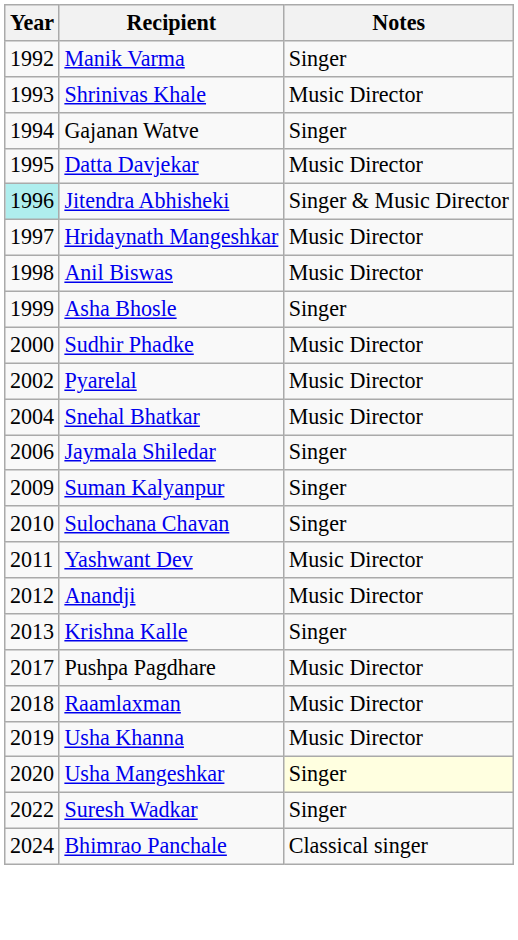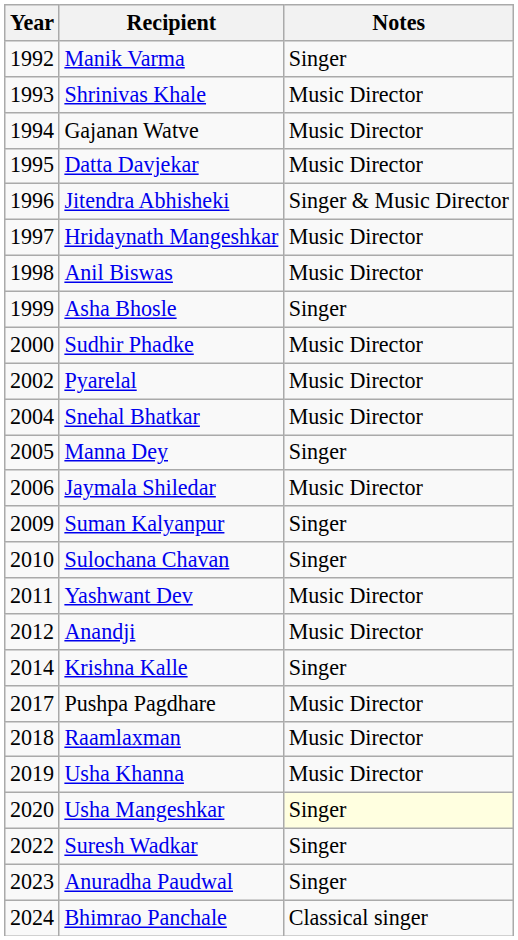(318, 129) Singer -> (356, 129) Music Director
(32, 201) paleturquoise background -> (32, 201) no background
+ row: (116, 451)
(318, 451) Singer -> (356, 487) Music Director
(32, 630) 2013 -> (32, 666) 2014
+ row: (149, 881)
